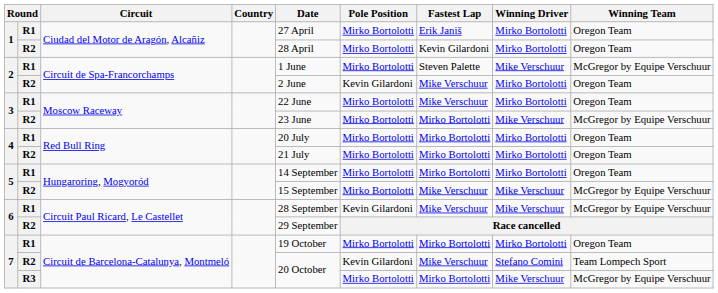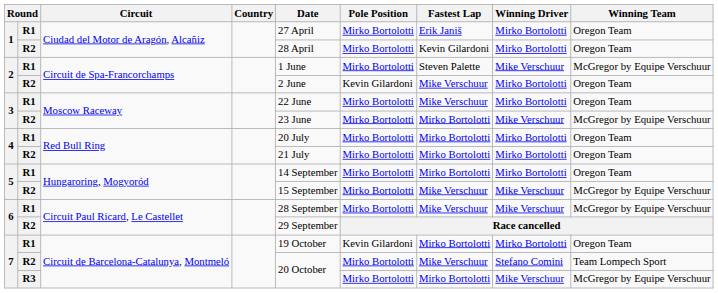(378, 207) Kevin Gilardoni -> (378, 207) Mirko Bortolotti
(378, 243) Mirko Bortolotti -> (378, 243) Kevin Gilardoni
(378, 261) Kevin Gilardoni -> (378, 261) Mirko Bortolotti
